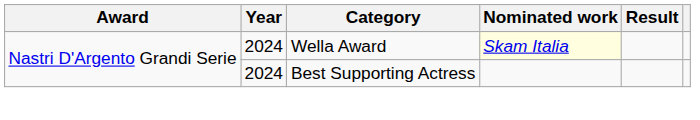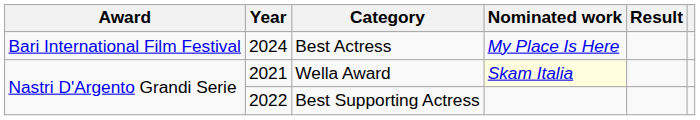+ row: (343, 45)
(264, 45) 2024 -> (268, 73) 2021
(264, 73) 2024 -> (268, 100) 2022
